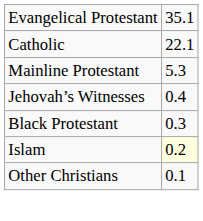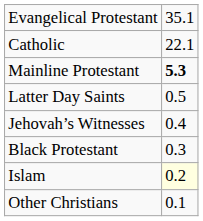(176, 70) normal -> (176, 70) bold
+ row: (67, 96)
